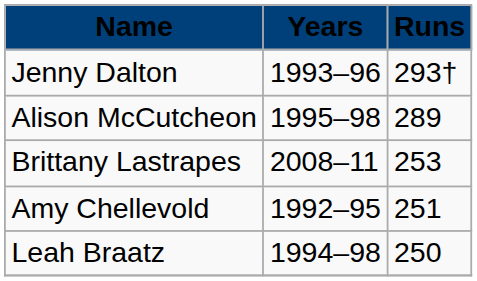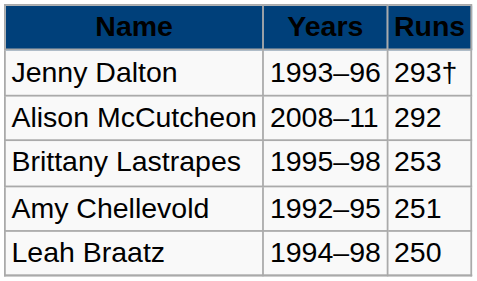(325, 117) 1995–98 -> (324, 117) 2008–11
(418, 117) 289 -> (418, 117) 292
(324, 162) 2008–11 -> (325, 162) 1995–98
